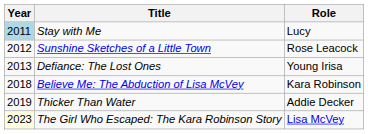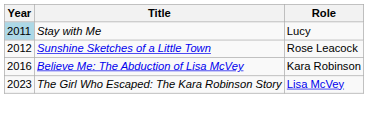- row: (99, 66)
(19, 84) 2018 -> (19, 66) 2016
- row: (86, 102)
(19, 119) lightyellow background -> (19, 84) no background
